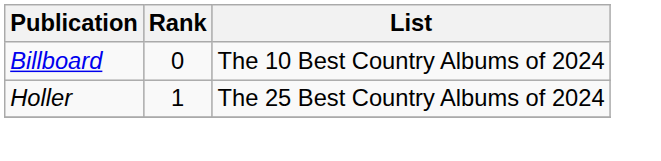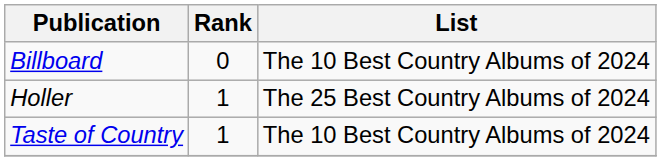+ row: (97, 135)
